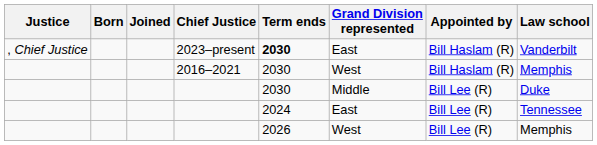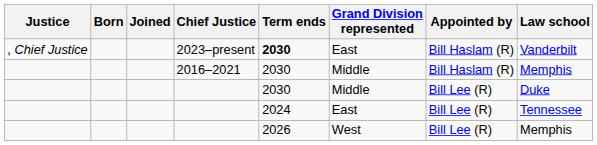(346, 69) West -> (351, 69) Middle
